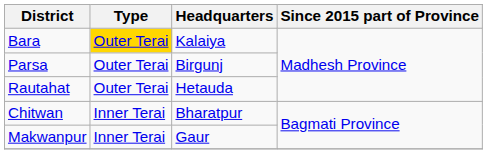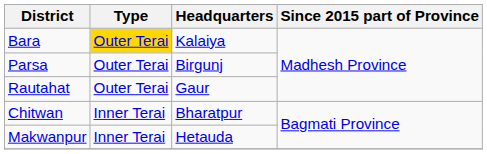(204, 88) Hetauda -> (192, 88) Gaur
(192, 137) Gaur -> (204, 137) Hetauda
